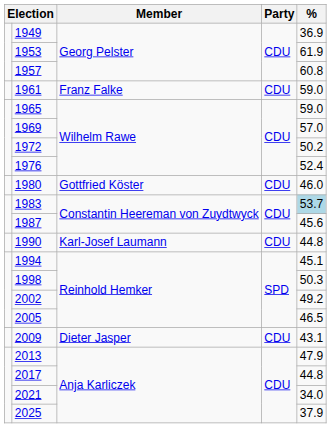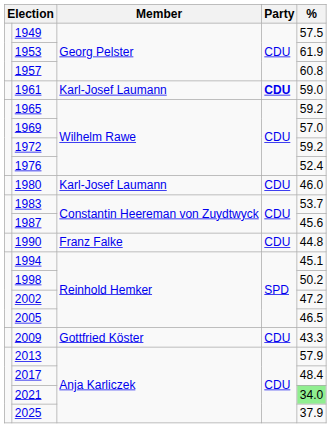(312, 33) 36.9 -> (312, 33) 57.5
(91, 90) Franz Falke -> (113, 90) Karl-Josef Laumann
(277, 90) normal -> (277, 90) bold
(312, 109) 59.0 -> (312, 109) 59.2
(312, 147) 50.2 -> (312, 147) 59.2
(101, 185) Gottfried Köster -> (113, 185) Karl-Josef Laumann
(312, 204) lightblue background -> (312, 204) no background
(113, 242) Karl-Josef Laumann -> (91, 242) Franz Falke
(312, 280) 50.3 -> (312, 280) 50.2
(312, 299) 49.2 -> (312, 299) 47.2
(95, 337) Dieter Jasper -> (101, 337) Gottfried Köster
(312, 337) 43.1 -> (312, 337) 43.3
(312, 356) 47.9 -> (312, 356) 57.9
(312, 375) 44.8 -> (312, 375) 48.4
(312, 394) no background -> (312, 394) lightgreen background
